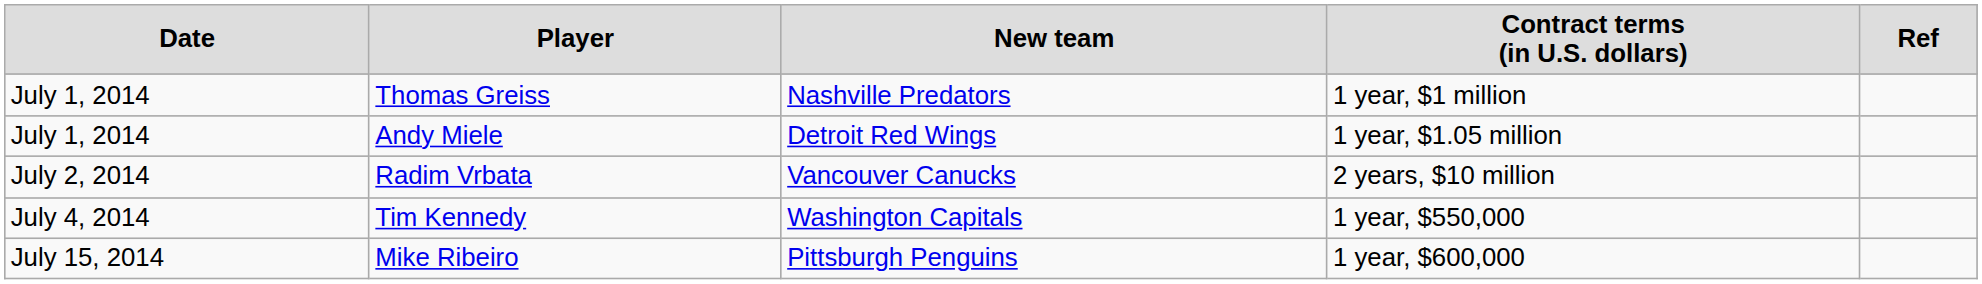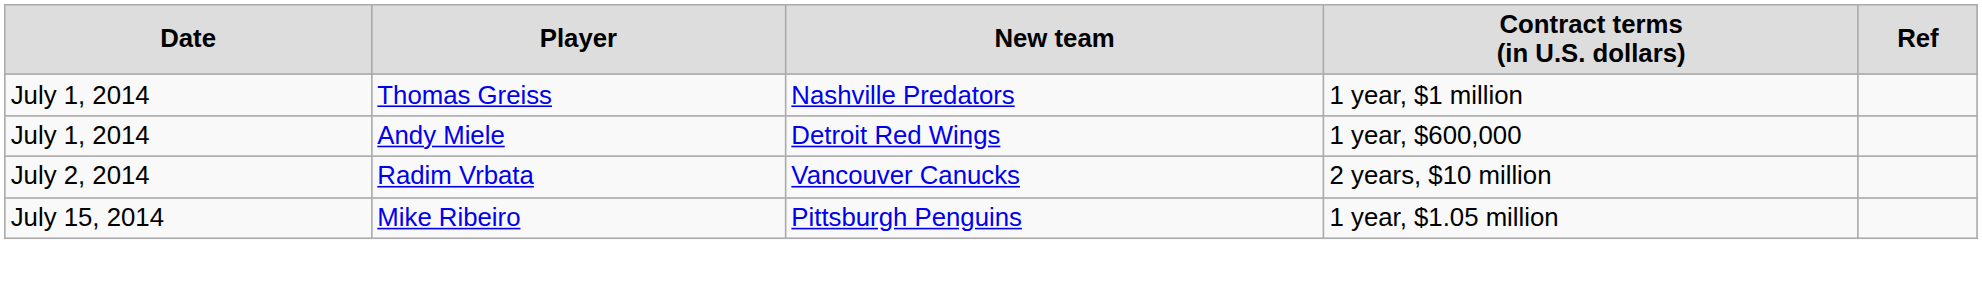(1448, 135) 1 year, $1.05 million -> (1426, 135) 1 year, $600,000
- row: (451, 217)
(1429, 258) 1 year, $600,000 -> (1444, 217) 1 year, $1.05 million
